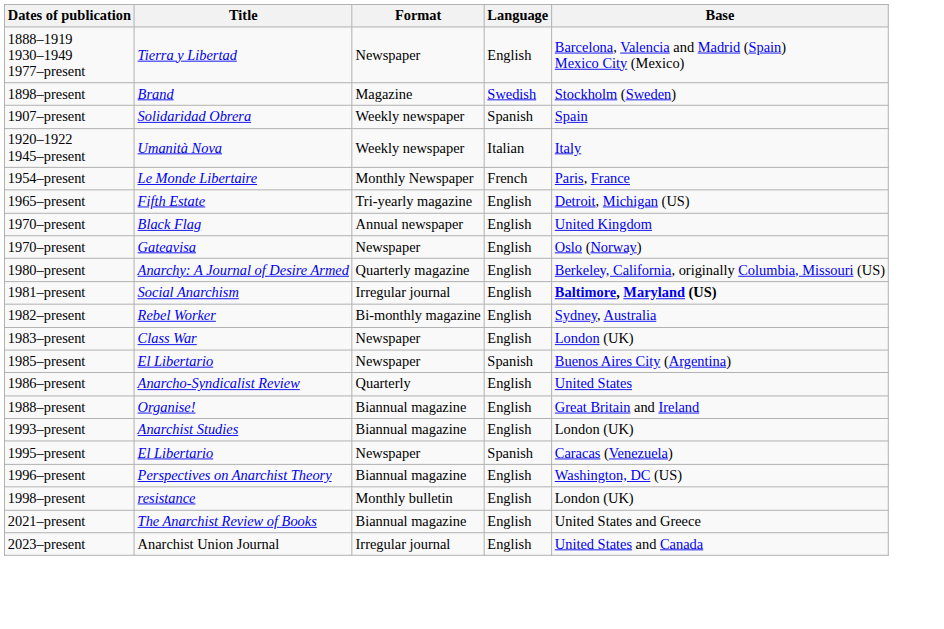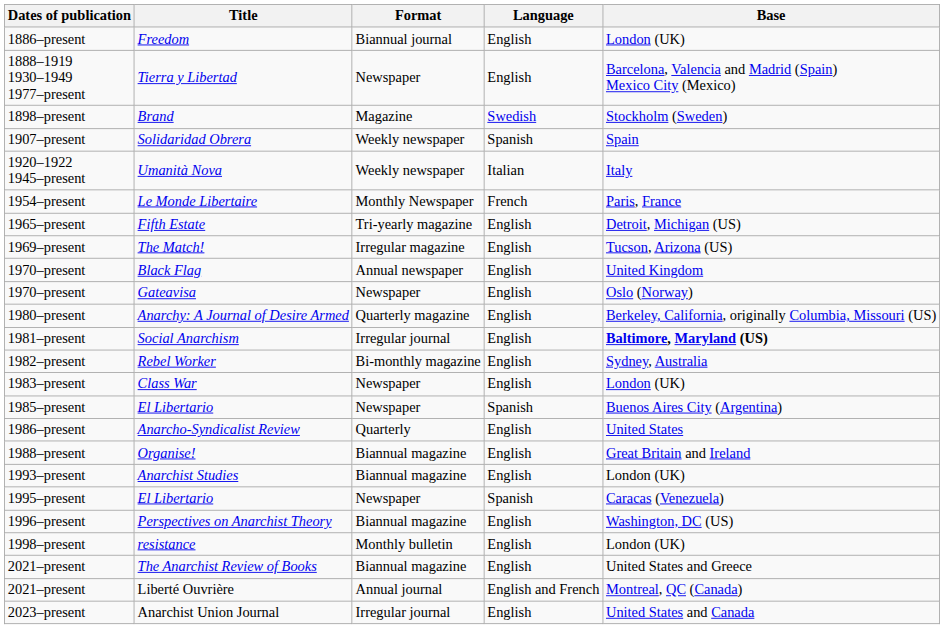+ row: (47, 38)
+ row: (47, 247)
+ row: (47, 589)
